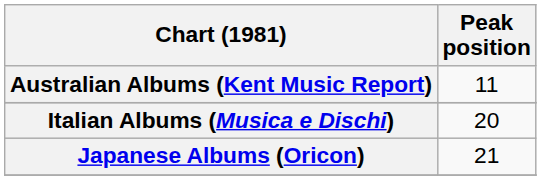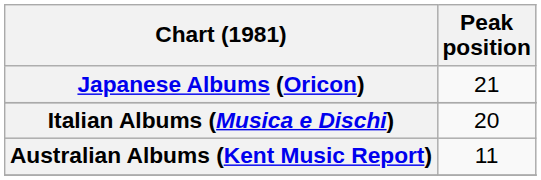rows swapped: (221, 84) <-> (221, 156)
